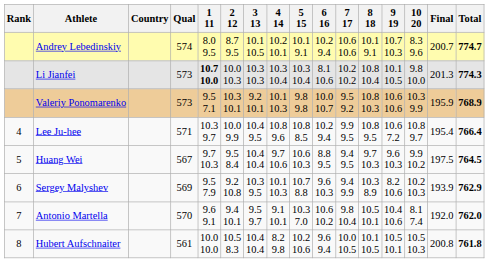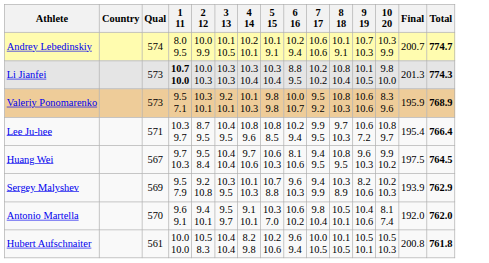- column: (19, 18)
(232, 46) 8.7 9.5 -> (203, 46) 10.0 9.9
(416, 46) 8.3 9.6 -> (387, 46) 10.3 9.9
(324, 74) 8.1 10.6 -> (295, 74) 8.8 9.5
(416, 103) 10.3 9.9 -> (387, 103) 8.3 9.6
(232, 131) 10.0 9.9 -> (203, 131) 8.7 9.5
(370, 131) 10.8 9.5 -> (341, 131) 9.7 10.3
(324, 159) 8.8 9.5 -> (295, 159) 8.1 10.6
(370, 159) 9.7 10.3 -> (341, 159) 10.8 9.5
